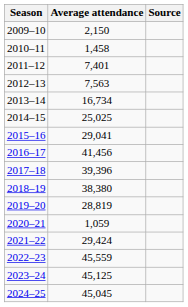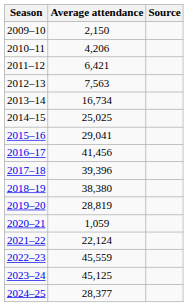(97, 48) 1,458 -> (97, 48) 4,206
(97, 65) 7,401 -> (97, 65) 6,421
(97, 240) 29,424 -> (97, 240) 22,124
(97, 293) 45,045 -> (97, 293) 28,377
